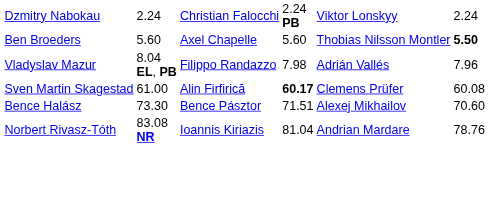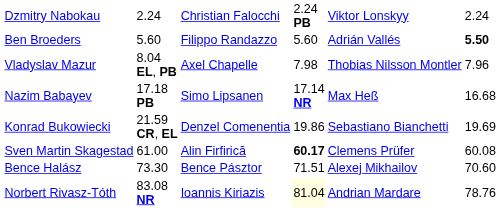(218, 40) Axel Chapelle -> (229, 40) Filippo Randazzo
(384, 40) Thobias Nilsson Montler -> (364, 40) Adrián Vallés
(228, 64) Filippo Randazzo -> (219, 64) Axel Chapelle
(353, 64) Adrián Vallés -> (395, 64) Thobias Nilsson Montler
+ row: (48, 96)
+ row: (58, 127)
(298, 130) no background -> (309, 192) lightyellow background
